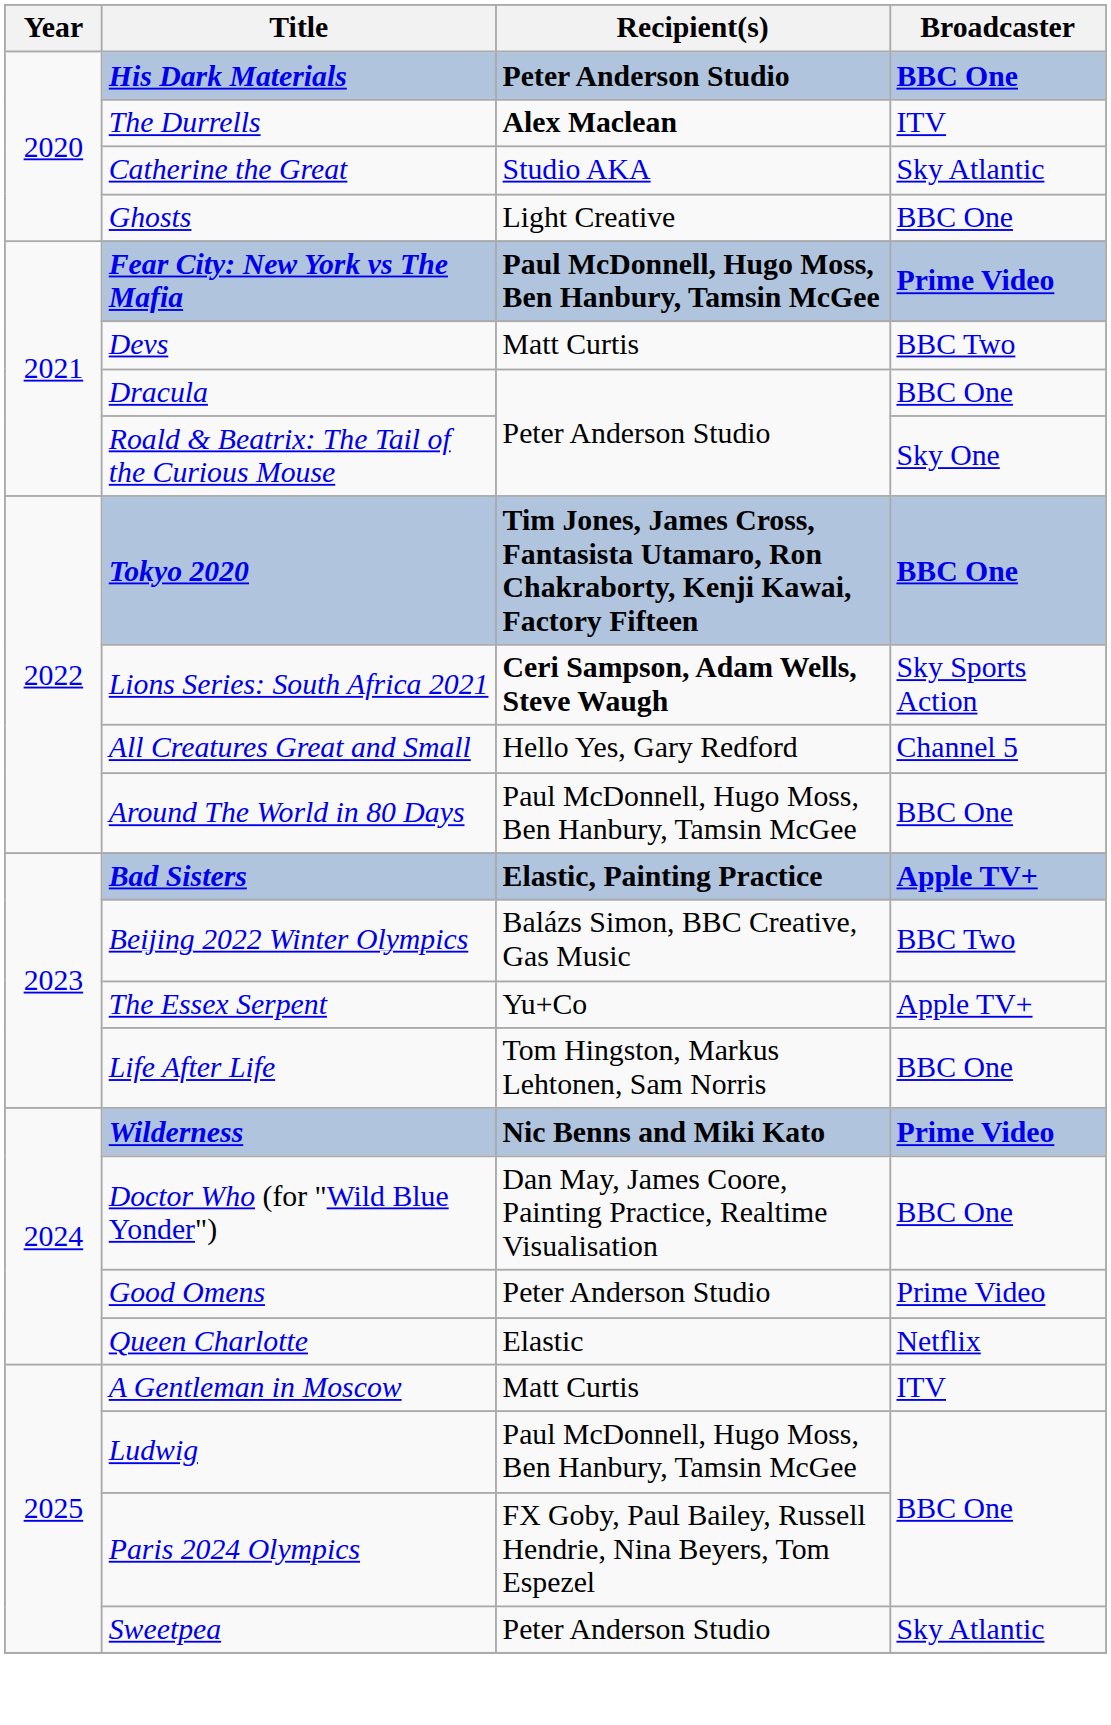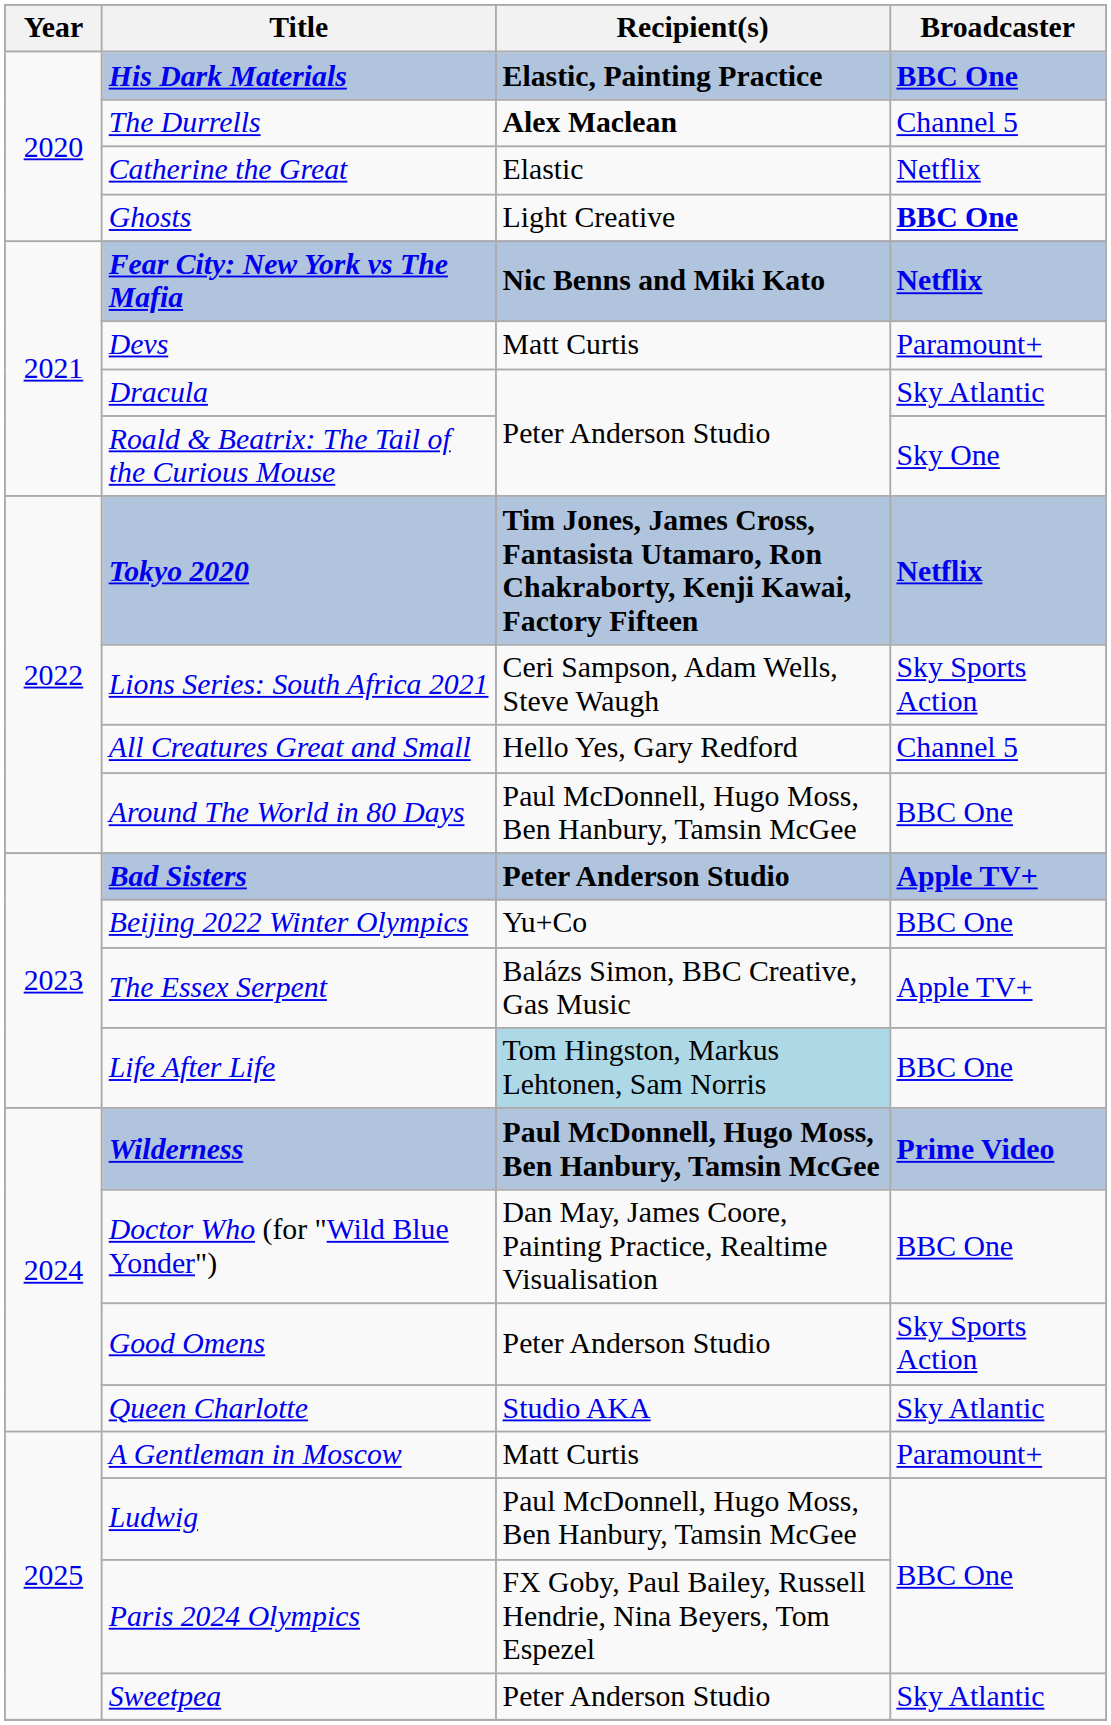(646, 75) Peter Anderson Studio -> (663, 75) Elastic, Painting Practice
(921, 122) ITV -> (957, 122) Channel 5
(577, 169) Studio AKA -> (543, 169) Elastic
(970, 169) Sky Atlantic -> (939, 169) Netflix
(955, 216) normal -> (957, 216) bold
(691, 280) Paul McDonnell, Hugo Moss, Ben Hanbury, Tamsin McGee -> (664, 280) Nic Benns and Miki Kato
(975, 280) Prime Video -> (939, 280) Netflix
(956, 344) BBC Two -> (969, 344) Paramount+
(955, 391) BBC One -> (970, 391) Sky Atlantic
(957, 570) BBC One -> (939, 570) Netflix
(680, 684) bold -> (670, 684) normal
(663, 876) Elastic, Painting Practice -> (646, 876) Peter Anderson Studio
(680, 939) Balázs Simon, BBC Creative, Gas Music -> (545, 923) Yu+Co
(956, 939) BBC Two -> (955, 923) BBC One
(545, 1003) Yu+Co -> (680, 987) Balázs Simon, BBC Creative, Gas Music
(641, 1067) no background -> (641, 1067) lightblue background
(664, 1131) Nic Benns and Miki Kato -> (691, 1148) Paul McDonnell, Hugo Moss, Ben Hanbury, Tamsin McGee
(971, 1293) Prime Video -> (961, 1343) Sky Sports Action
(543, 1340) Elastic -> (577, 1407) Studio AKA
(939, 1340) Netflix -> (970, 1407) Sky Atlantic
(921, 1387) ITV -> (969, 1454) Paramount+
